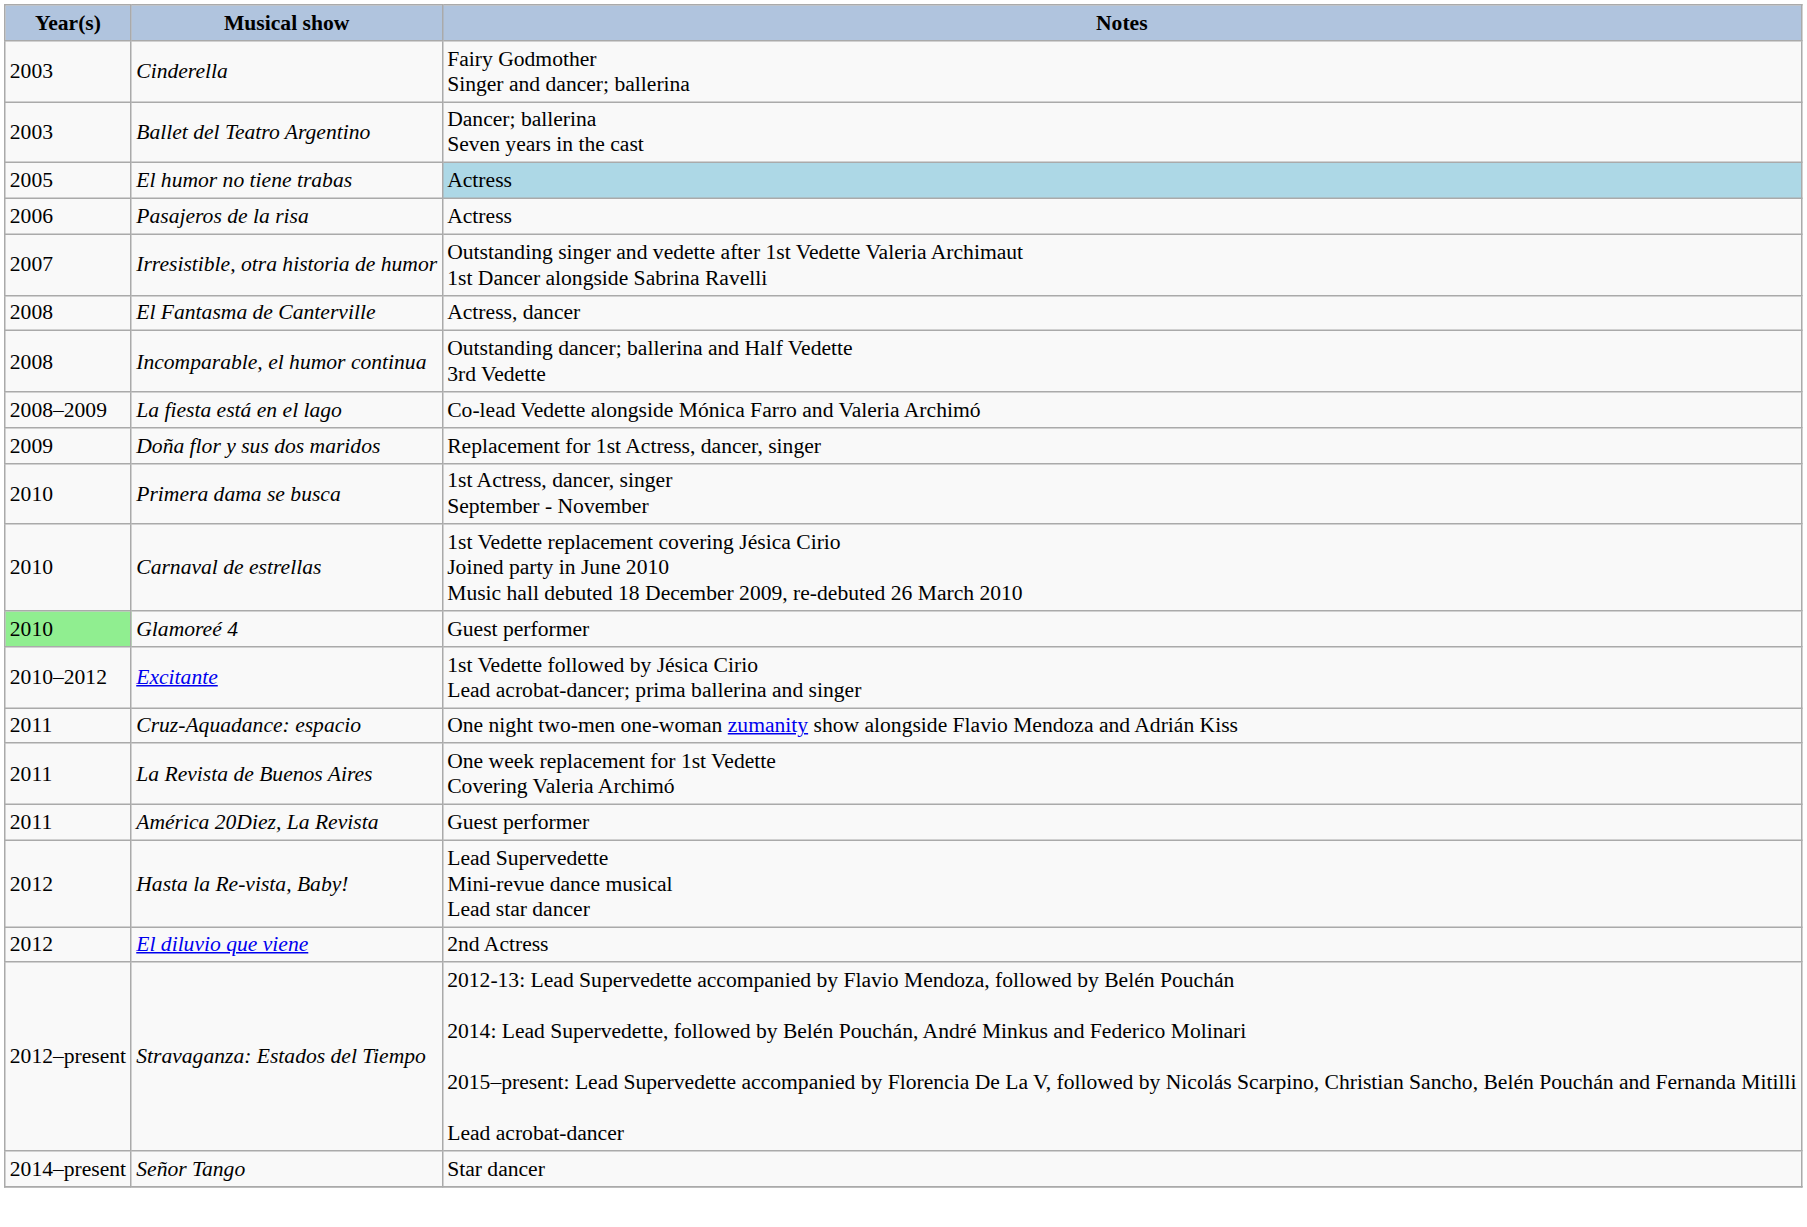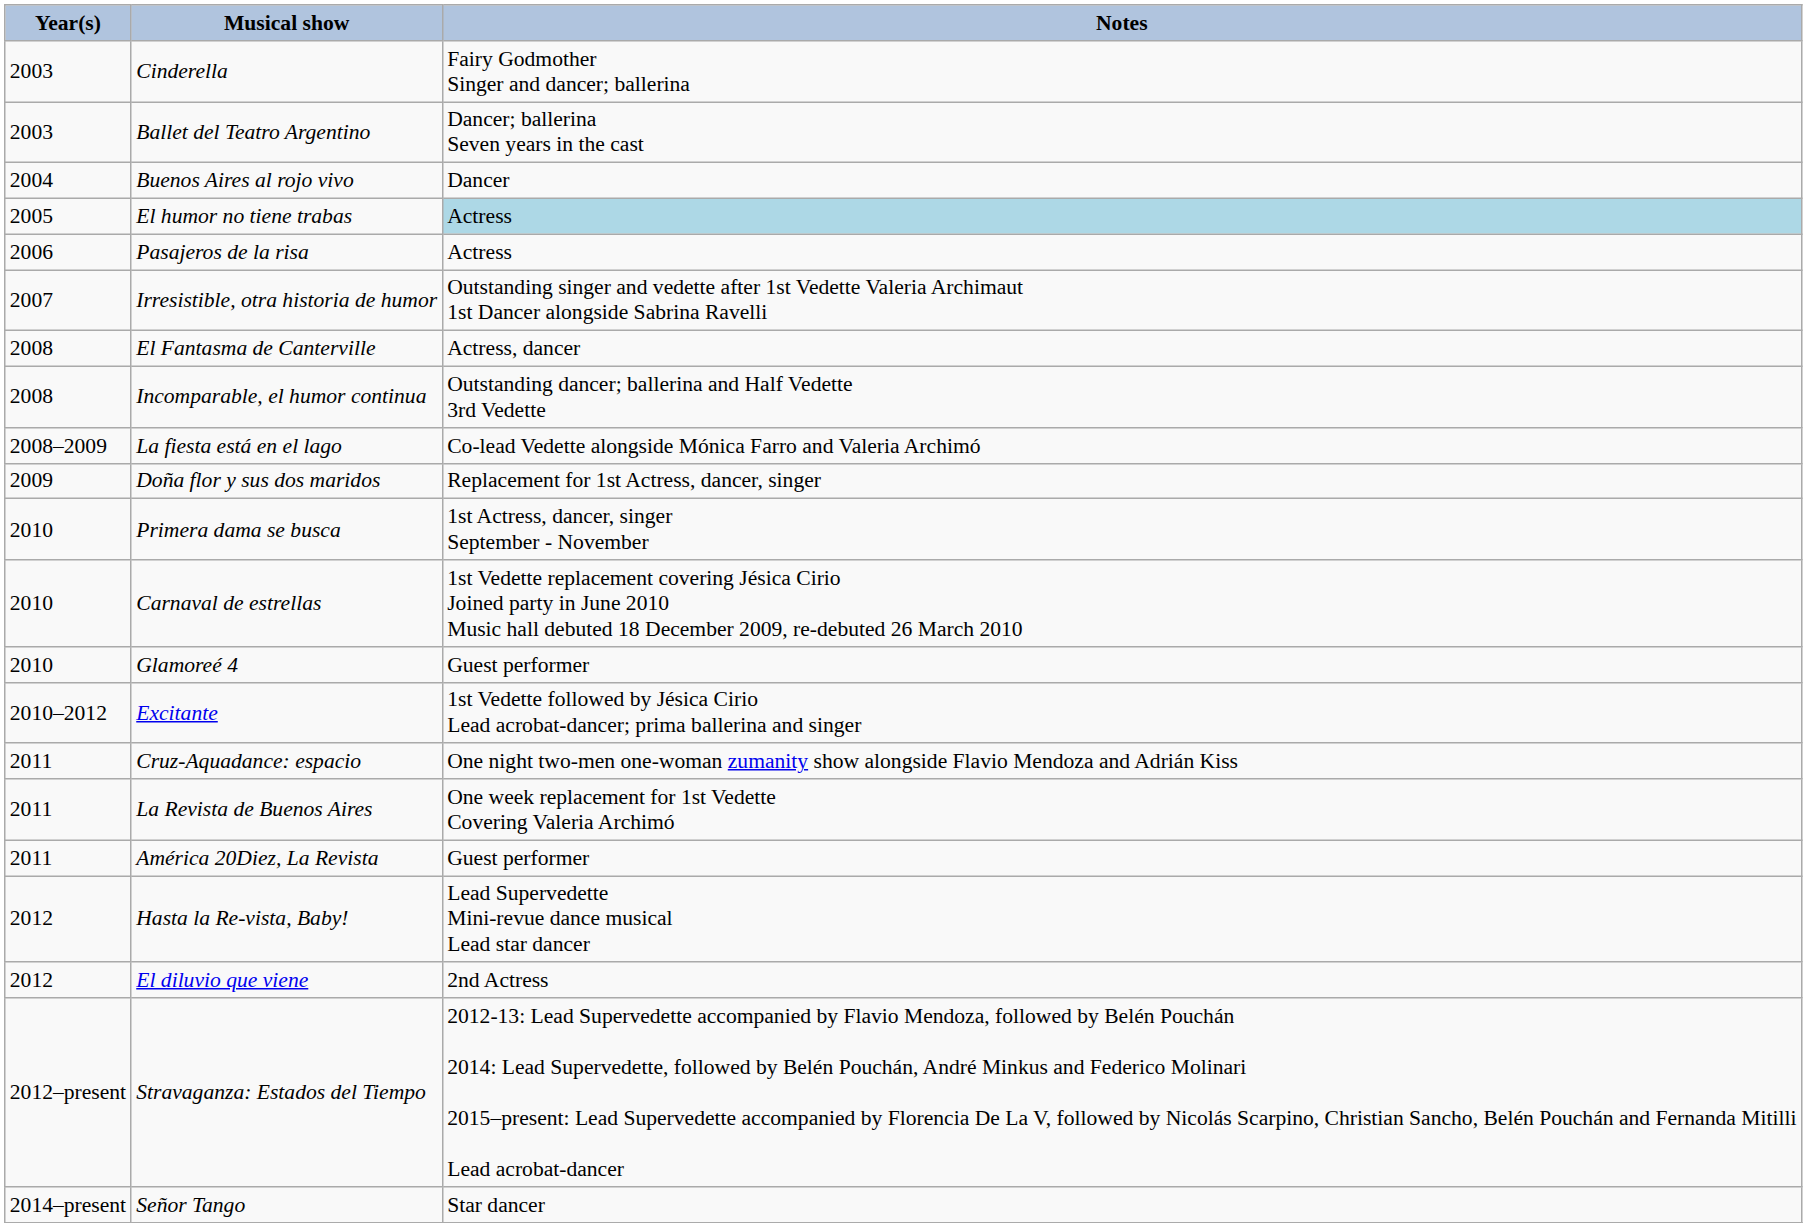+ row: (245, 180)
(31, 628) lightgreen background -> (31, 664) no background
